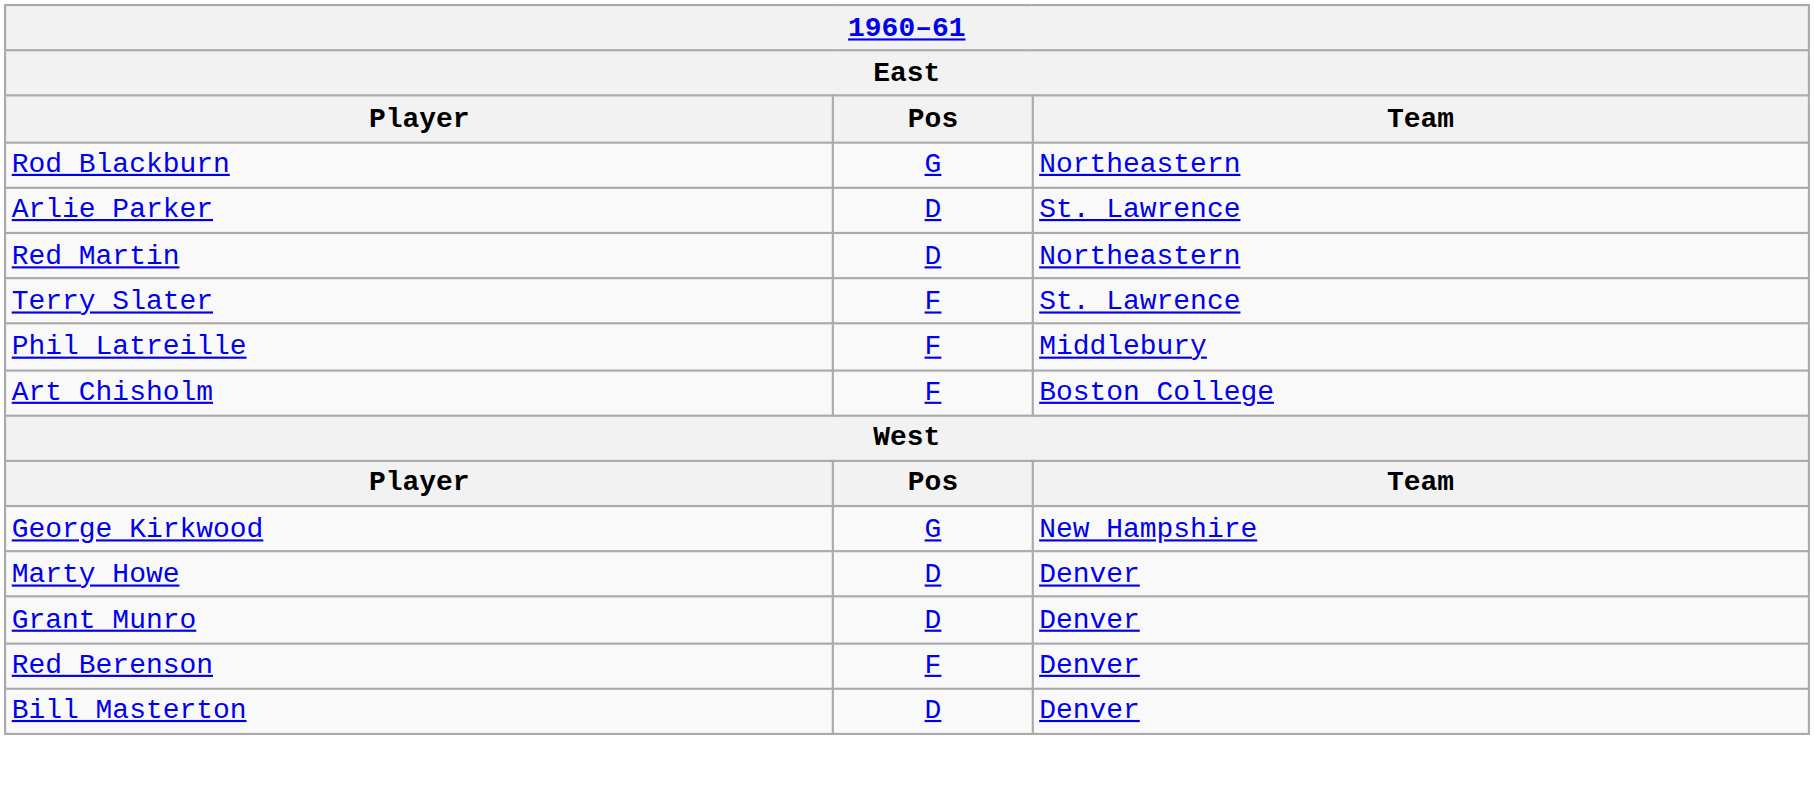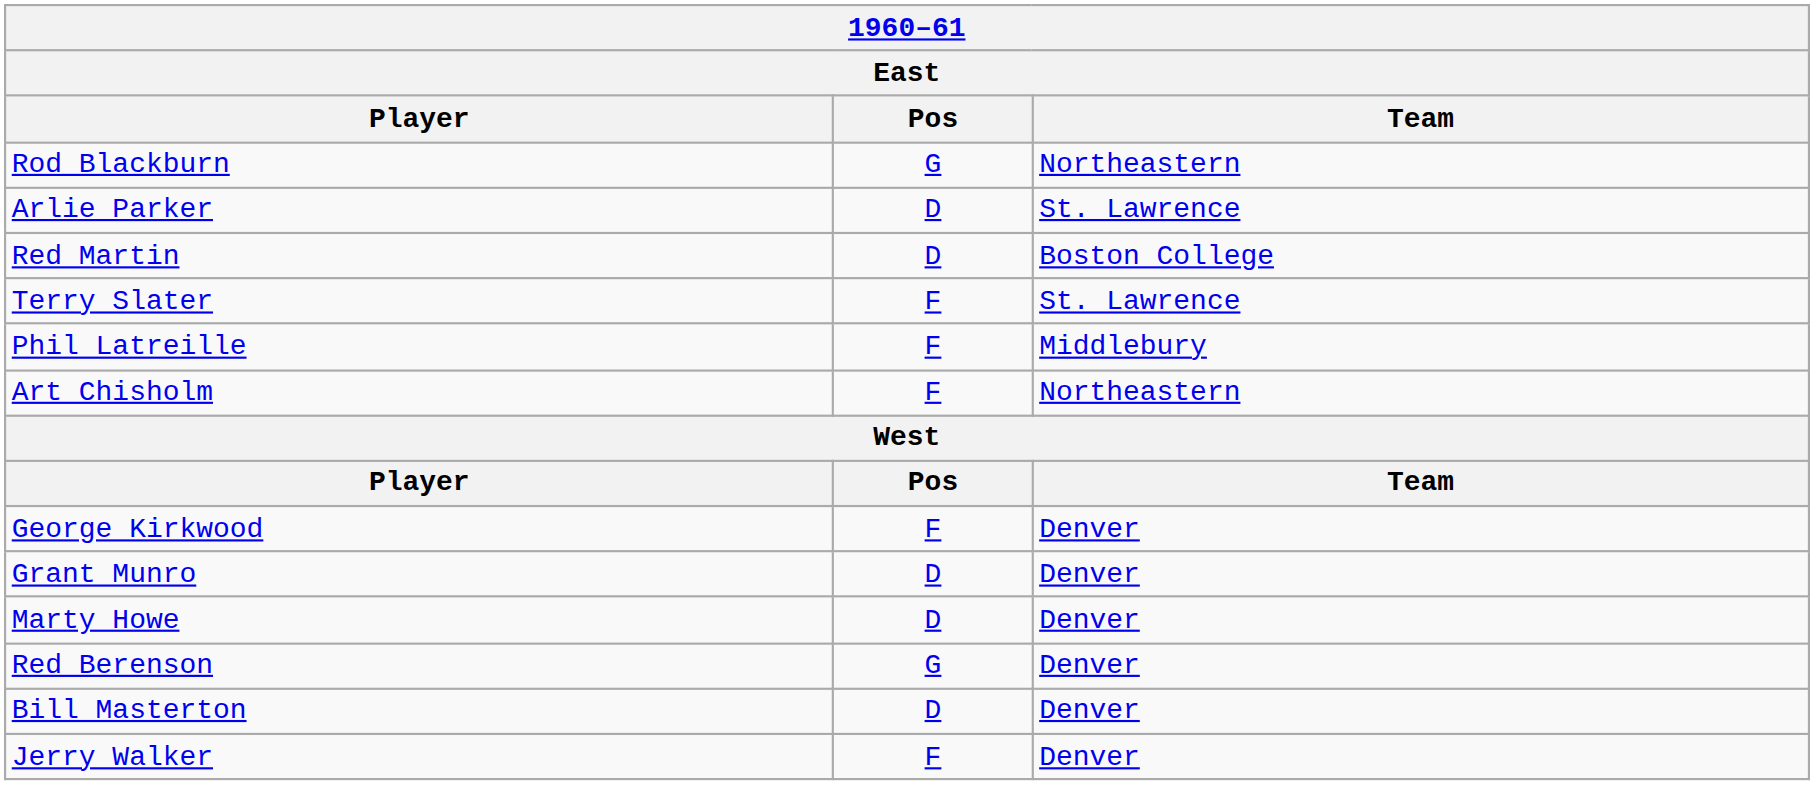(1140, 256) Northeastern -> (1157, 256) Boston College
(1157, 392) Boston College -> (1140, 392) Northeastern
(933, 529) G -> (933, 529) F
(1148, 529) New Hampshire -> (1089, 529) Denver
rows swapped: (96, 574) <-> (104, 620)
(933, 666) F -> (933, 666) G
+ row: (112, 757)
